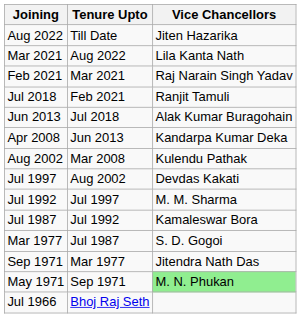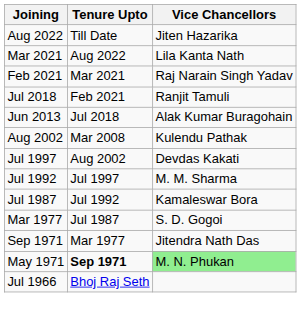- row: (34, 138)
(98, 281) normal -> (98, 261) bold
